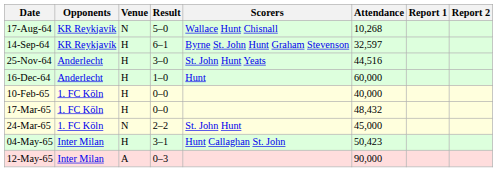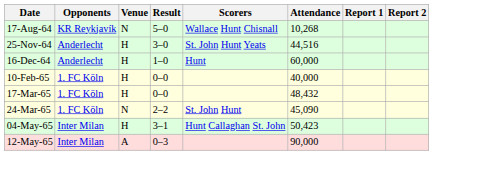- row: (28, 45)
(368, 126) 45,000 -> (304, 110) 45,090
